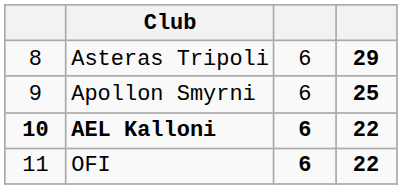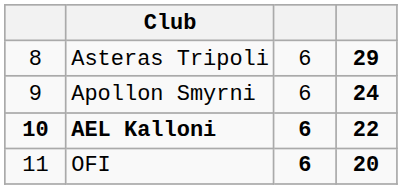(366, 94) 25 -> (366, 94) 24
(366, 166) 22 -> (366, 166) 20
